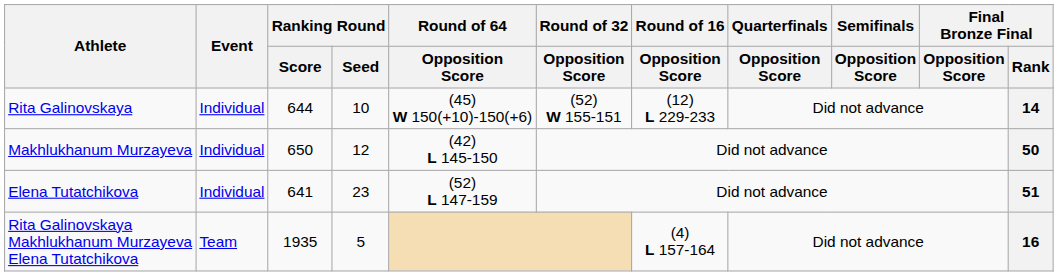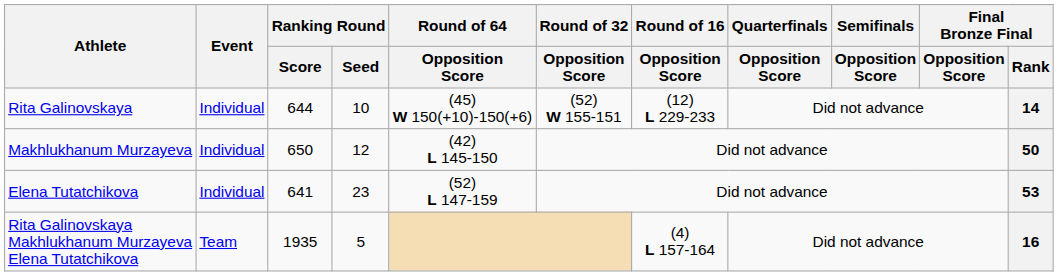(1031, 192) 51 -> (1031, 192) 53
